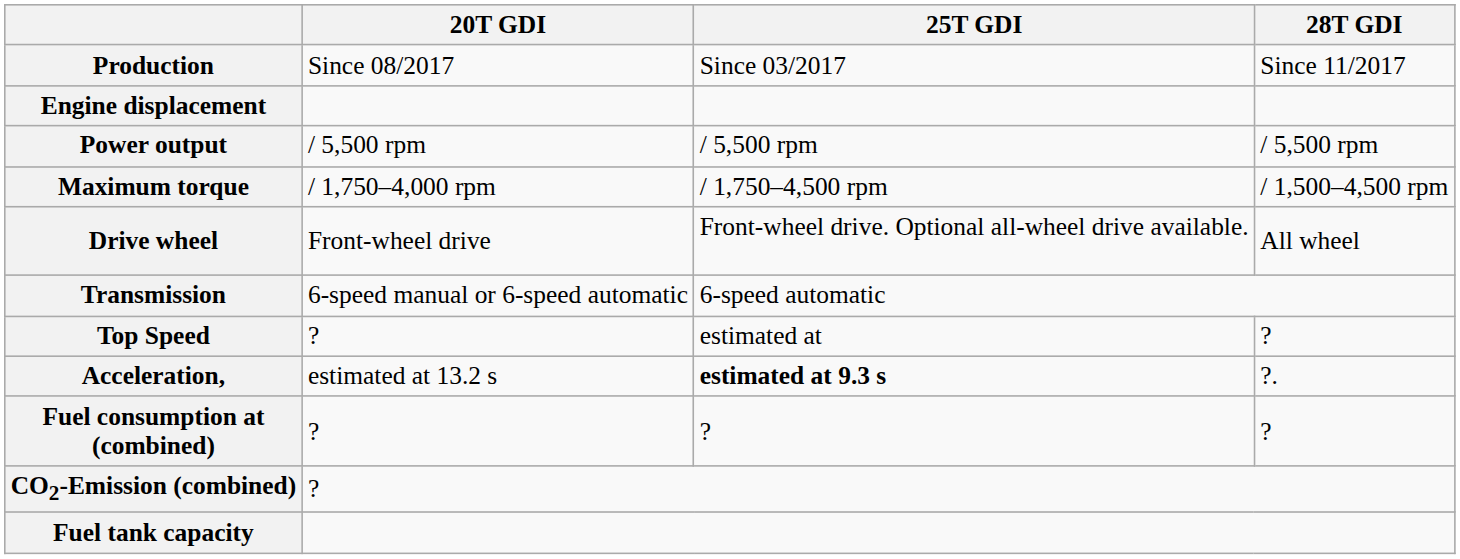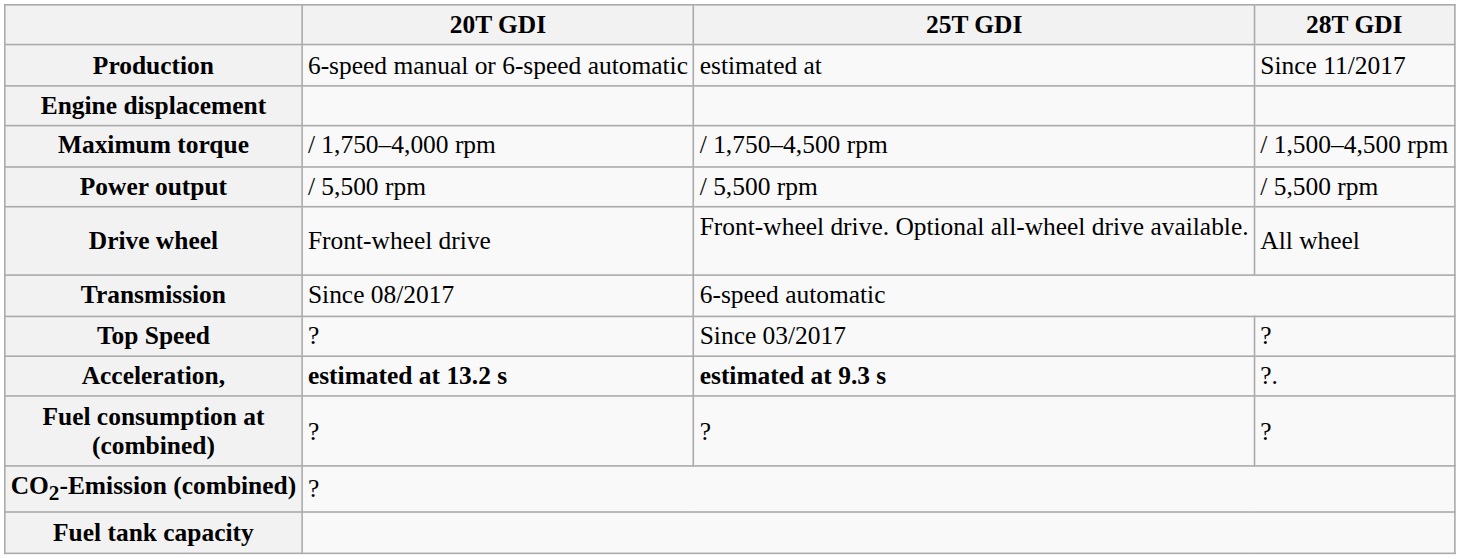(381, 65) Since 08/2017 -> (498, 65) 6-speed manual or 6-speed automatic
(773, 65) Since 03/2017 -> (761, 65) estimated at
rows swapped: (153, 145) <-> (153, 186)
(498, 295) 6-speed manual or 6-speed automatic -> (381, 295) Since 08/2017
(761, 335) estimated at -> (773, 335) Since 03/2017
(403, 376) normal -> (408, 376) bold
